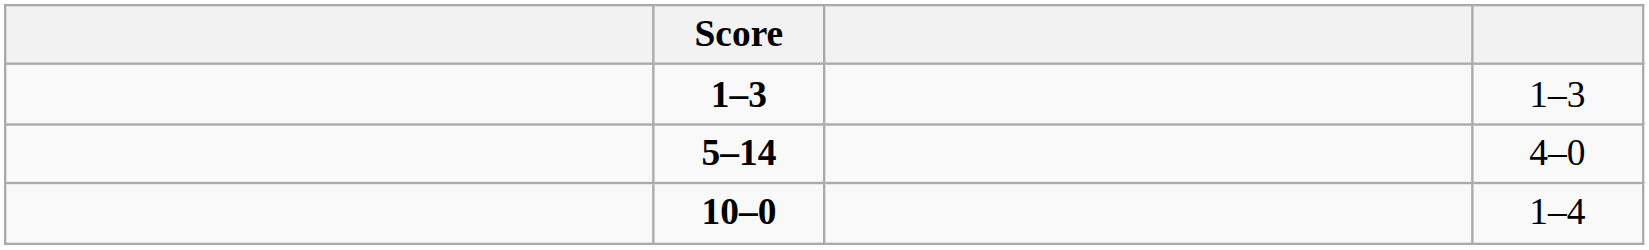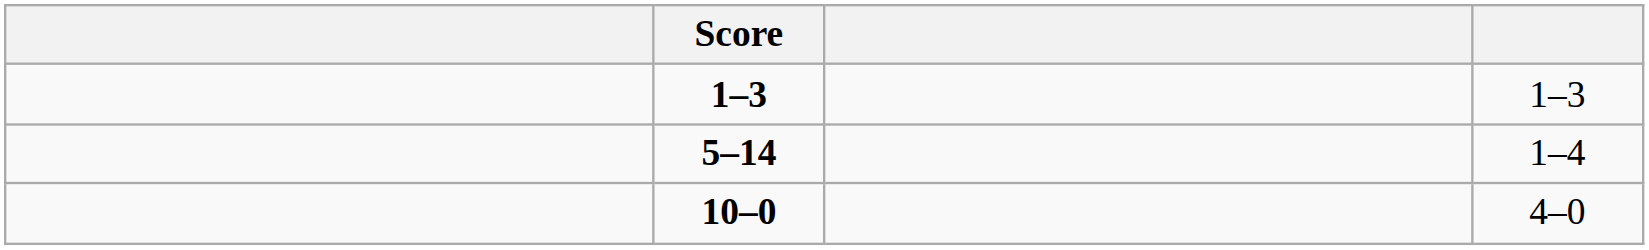(1557, 152) 4–0 -> (1557, 152) 1–4
(1557, 212) 1–4 -> (1557, 212) 4–0
